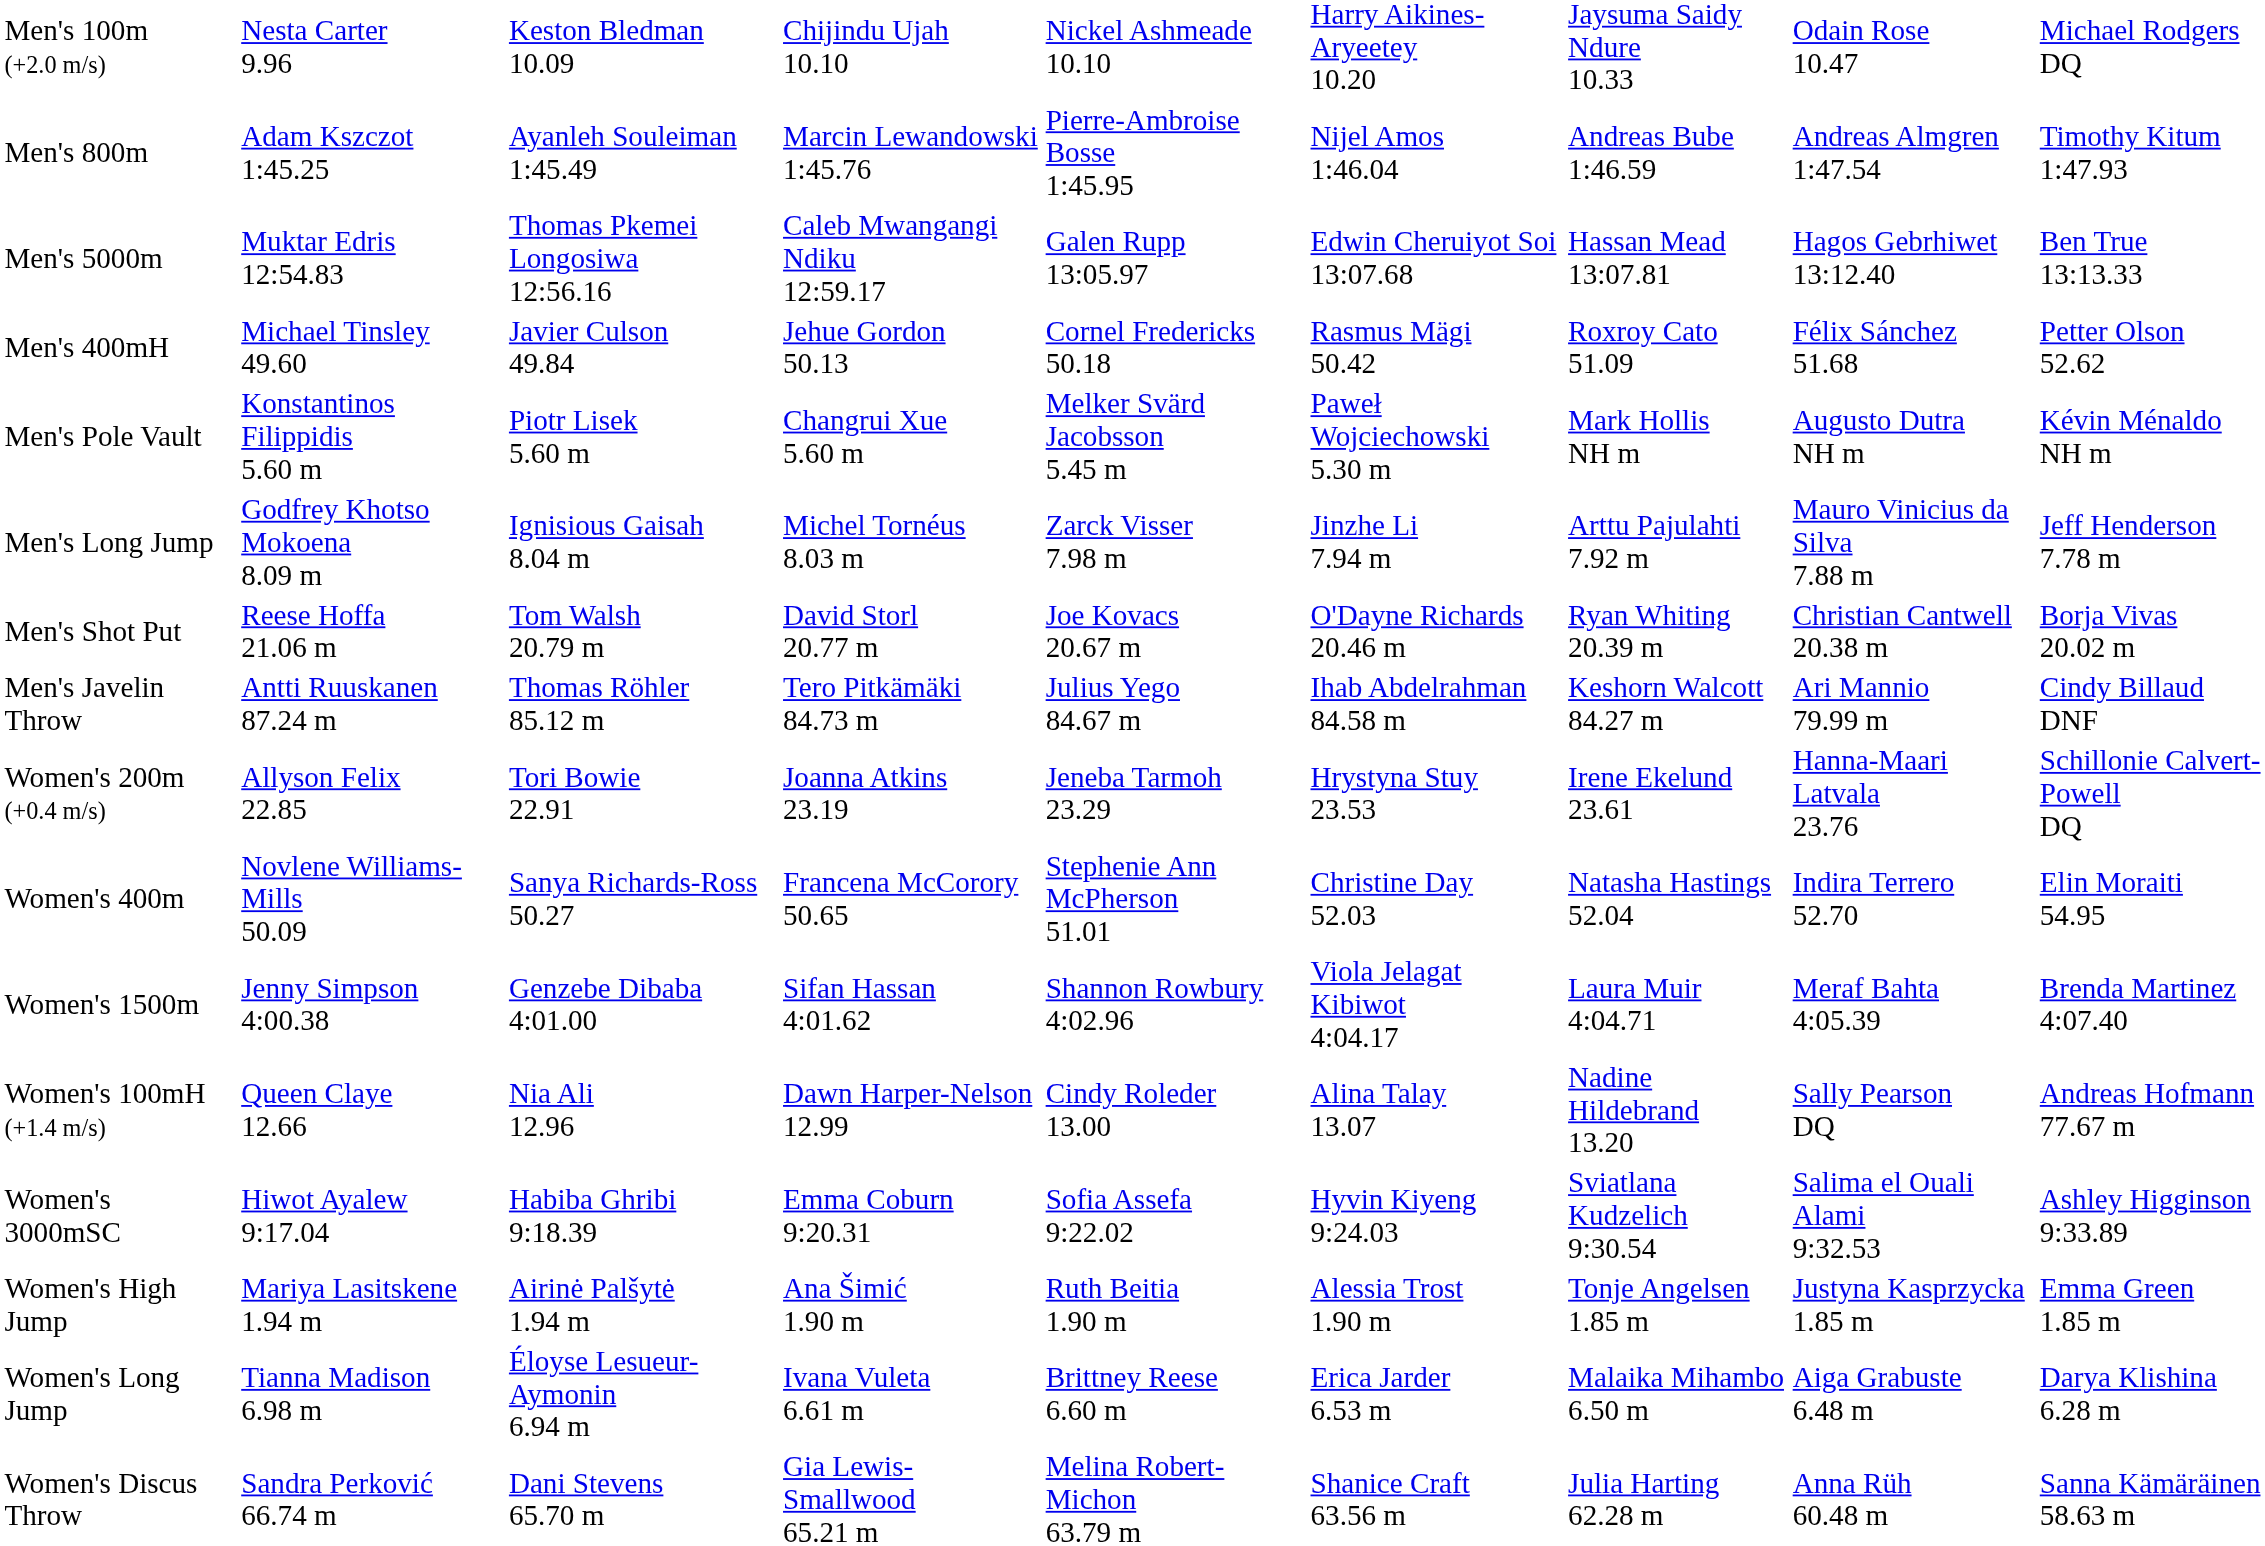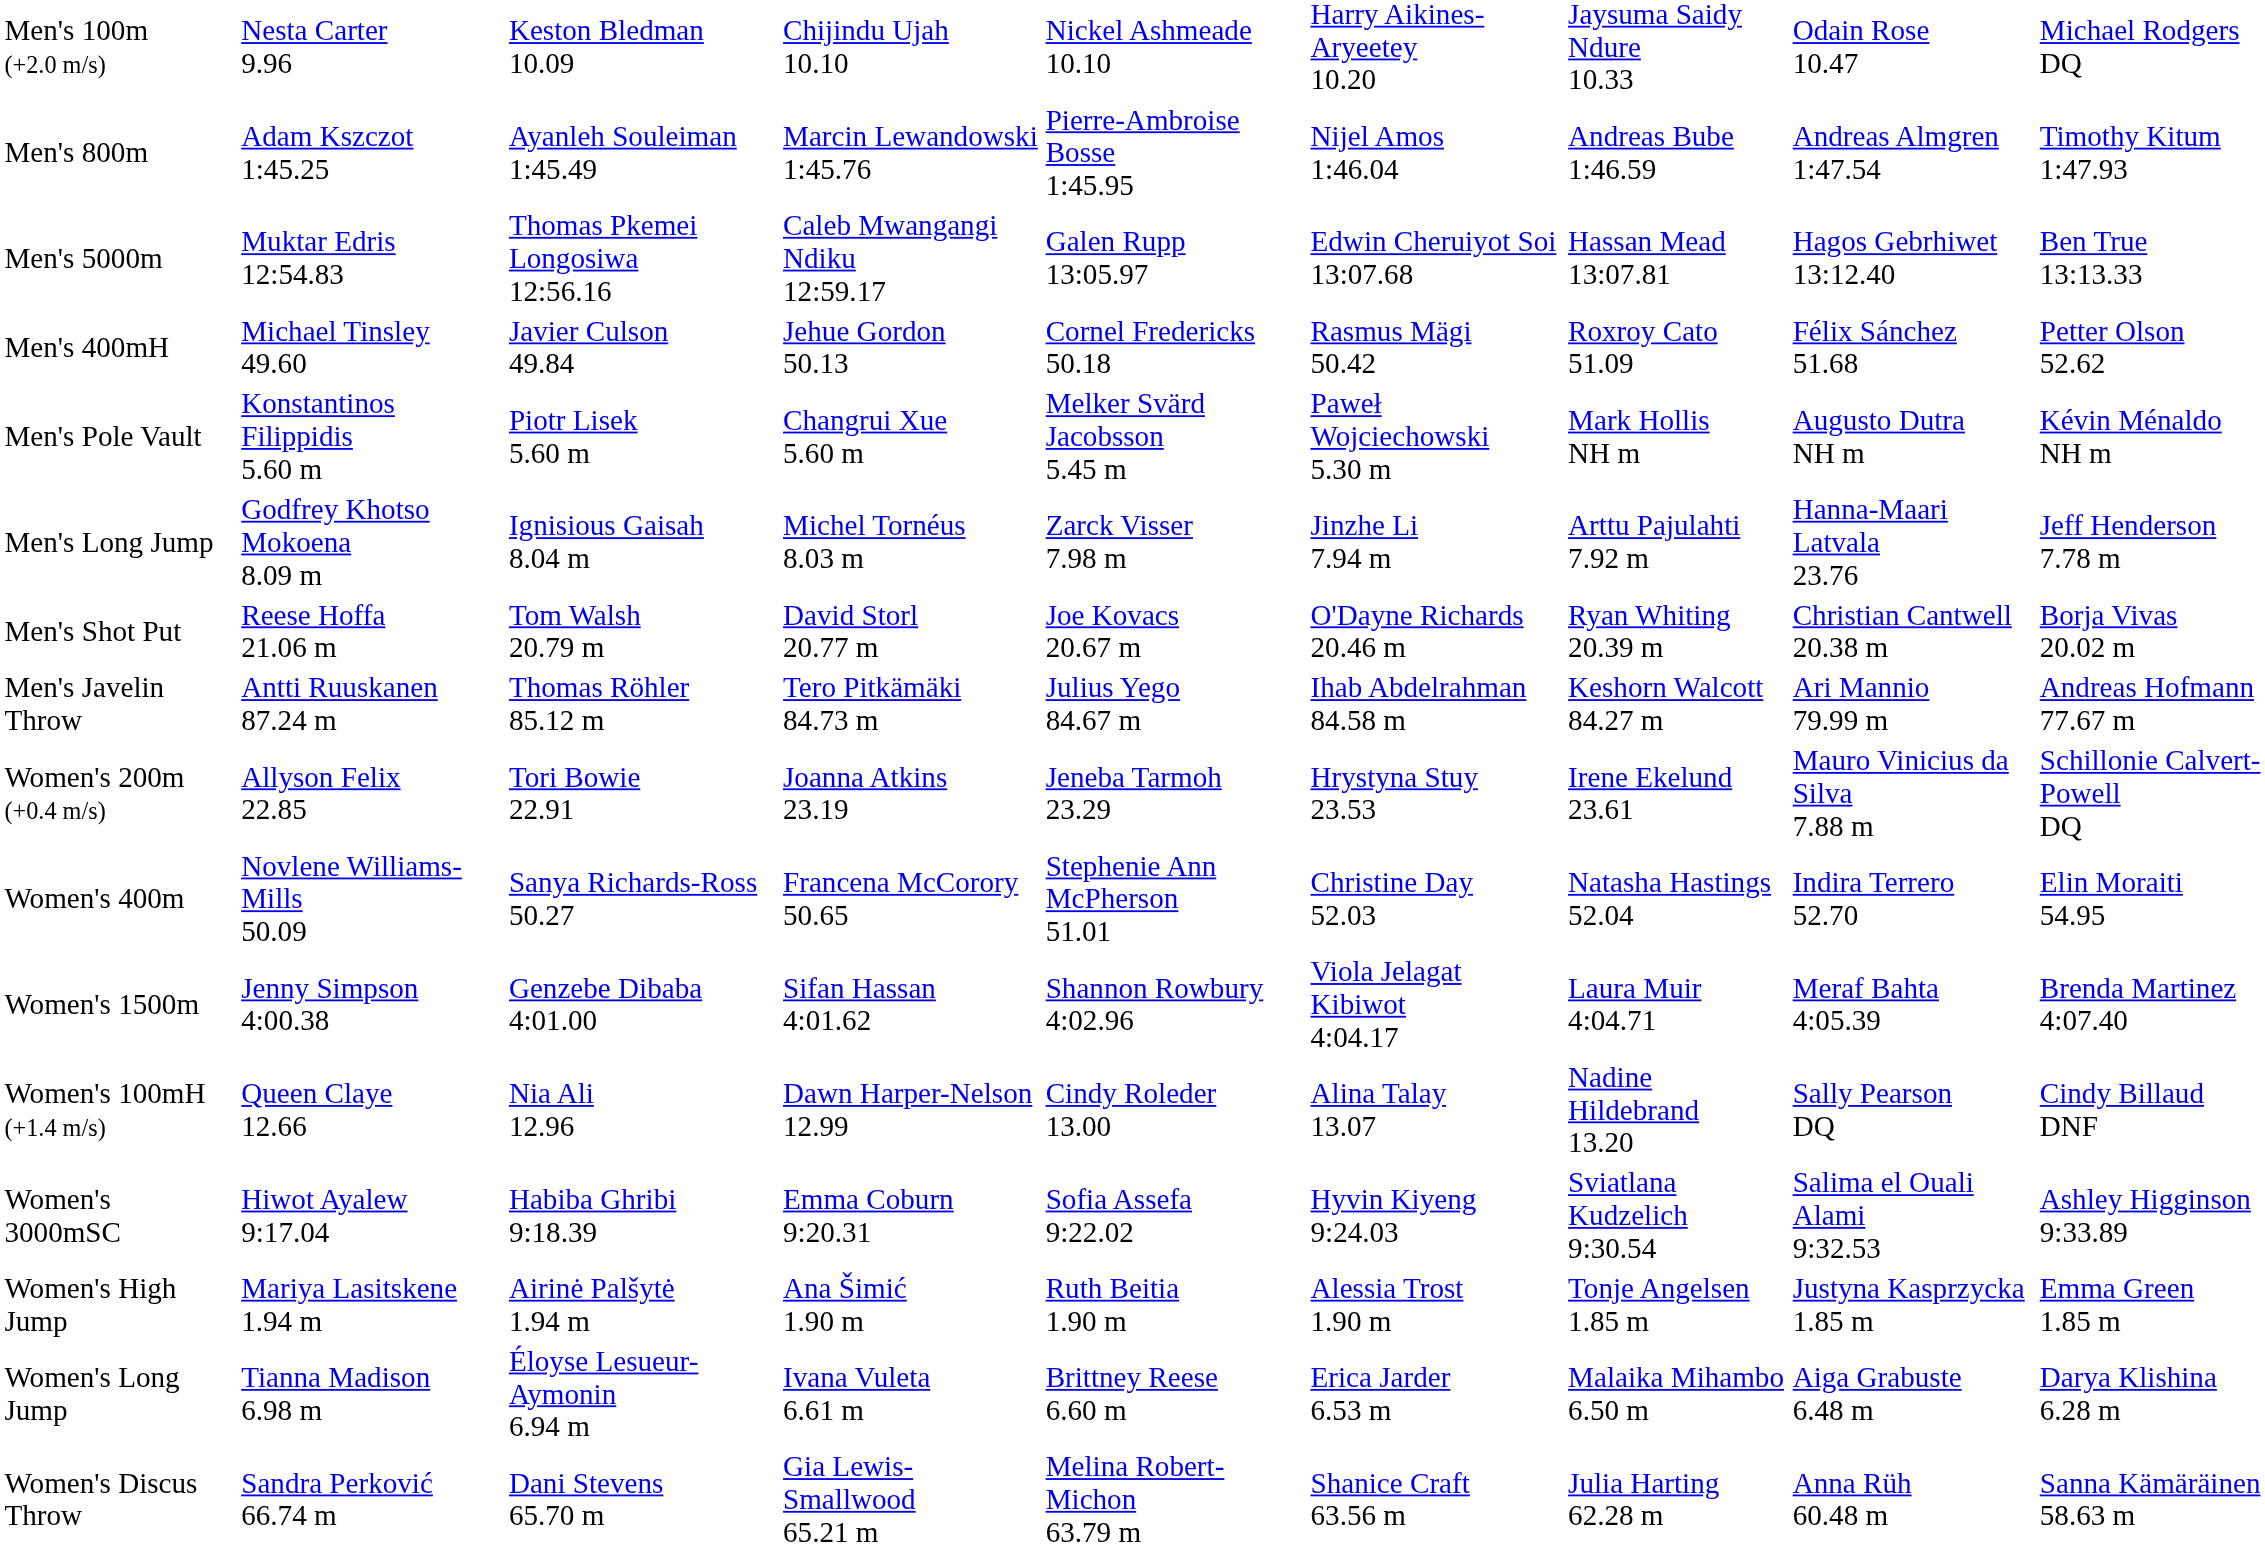(1901, 542) Mauro Vinicius da Silva 7.88 m -> (1870, 542) Hanna-Maari Latvala 23.76
(2122, 704) Cindy Billaud DNF -> (2147, 704) Andreas Hofmann 77.67 m
(1870, 793) Hanna-Maari Latvala 23.76 -> (1901, 793) Mauro Vinicius da Silva 7.88 m
(2147, 1110) Andreas Hofmann 77.67 m -> (2122, 1110) Cindy Billaud DNF
